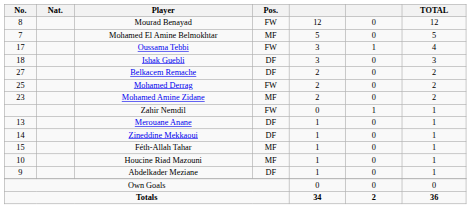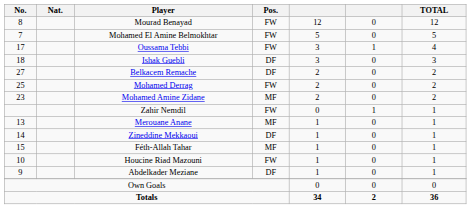(271, 35) MF -> (271, 35) FW
(271, 122) DF -> (271, 122) MF
(271, 159) MF -> (271, 159) FW
